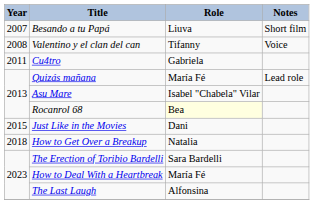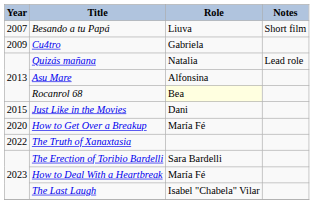- row: (86, 45)
(17, 61) 2011 -> (17, 45) 2009
(187, 77) María Fé -> (183, 61) Natalia
(214, 93) Isabel "Chabela" Vilar -> (188, 77) Alfonsina
(17, 142) 2018 -> (17, 126) 2020
(183, 142) Natalia -> (187, 126) María Fé
+ row: (82, 142)
(188, 191) Alfonsina -> (214, 191) Isabel "Chabela" Vilar
